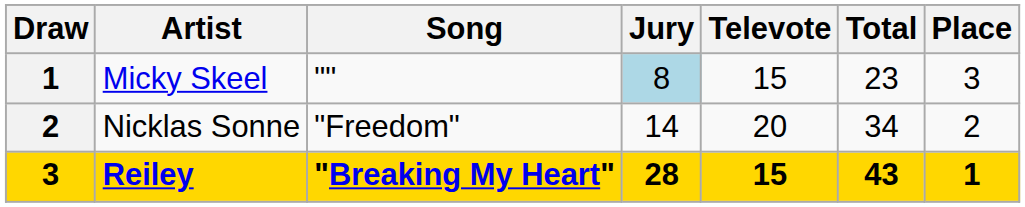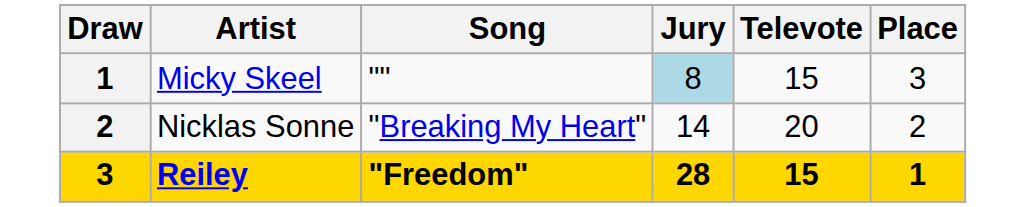- column: (881, 28)
(387, 126) "Freedom" -> (507, 126) "Breaking My Heart"
(465, 175) "Breaking My Heart" -> (448, 175) "Freedom"
